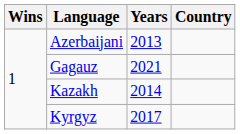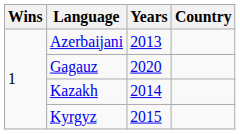(146, 66) 2021 -> (146, 66) 2020
(146, 116) 2017 -> (146, 116) 2015
